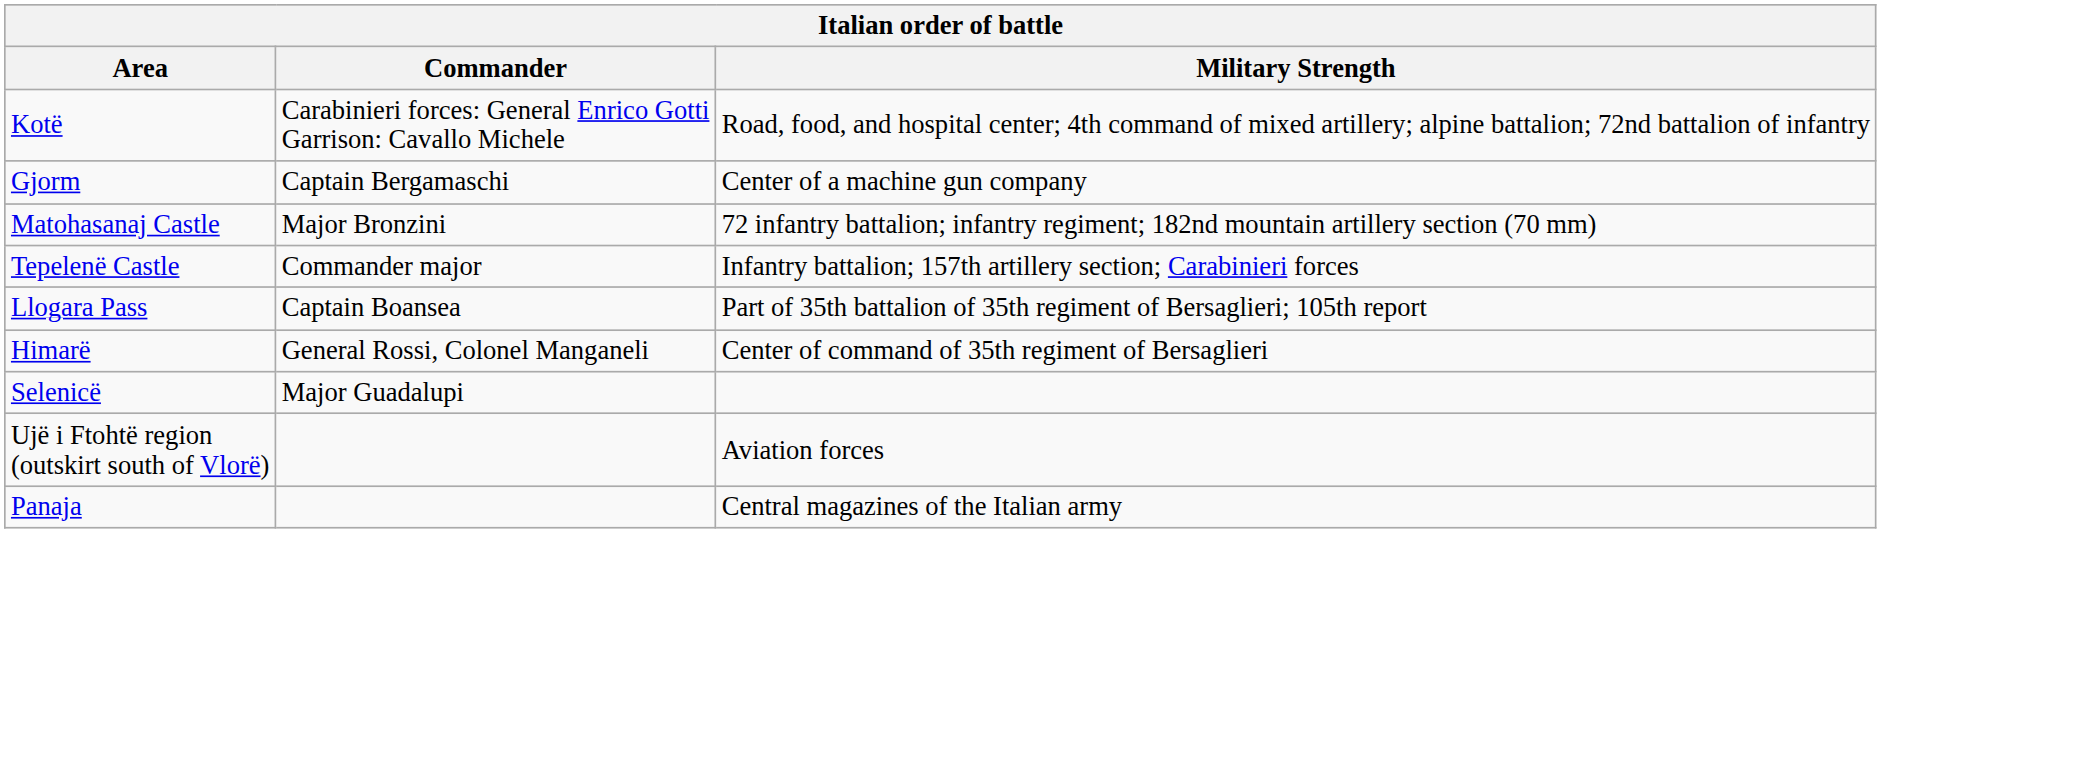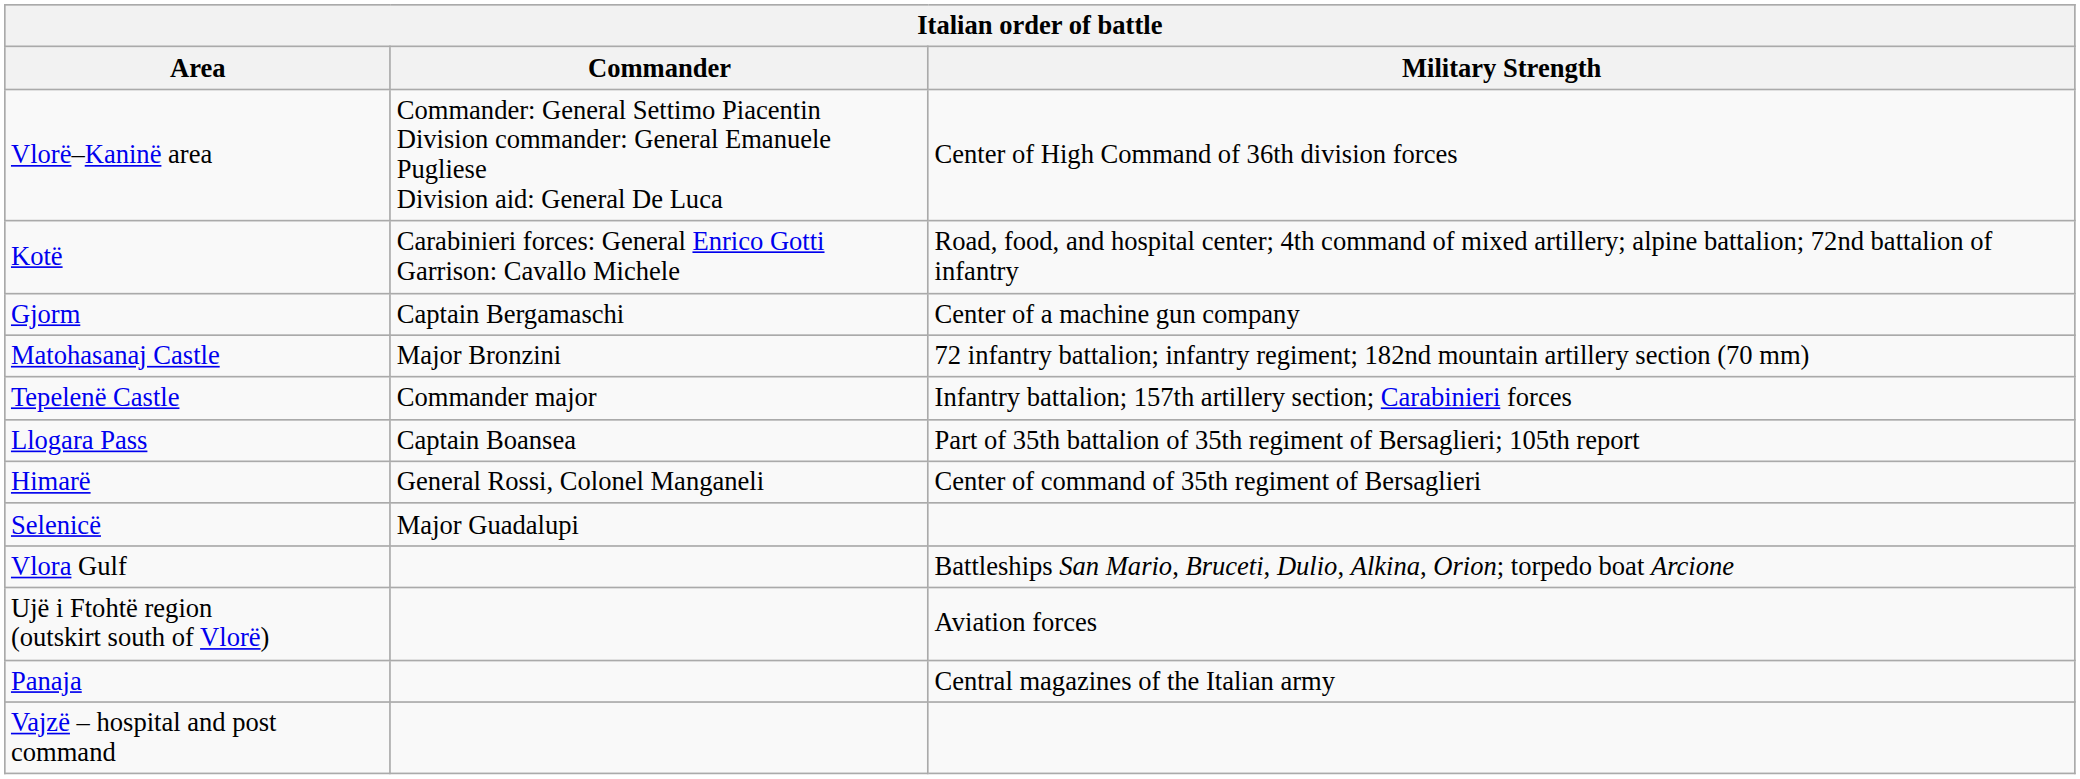+ row: (112, 154)
+ row: (69, 566)
+ row: (144, 737)
